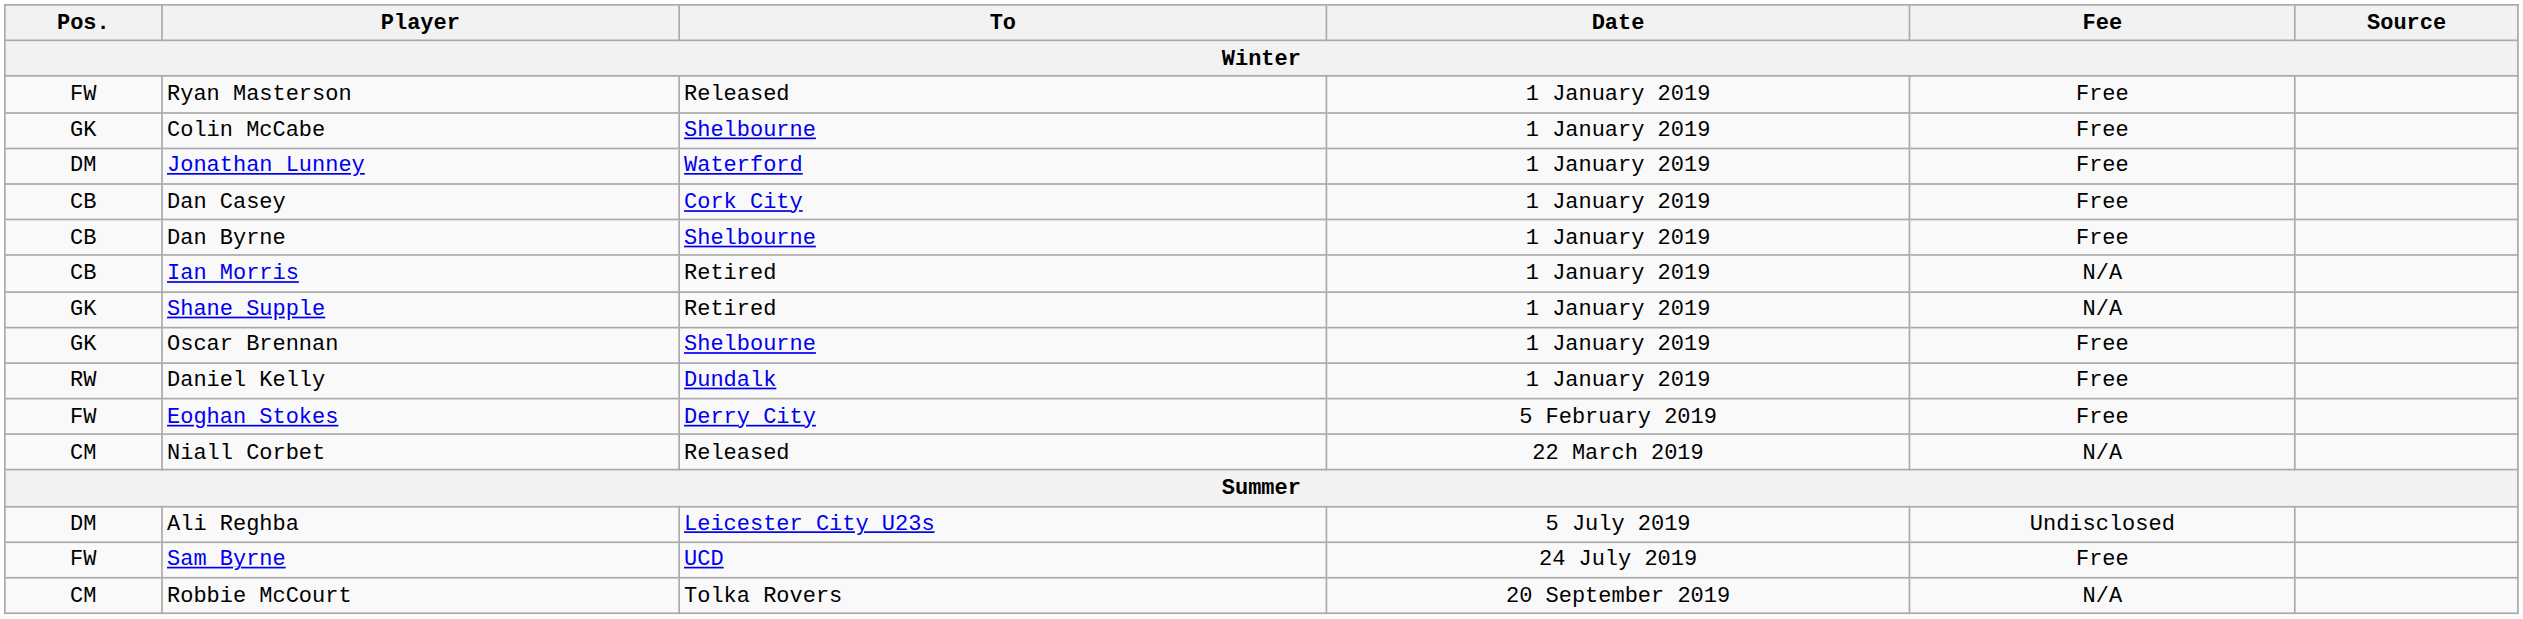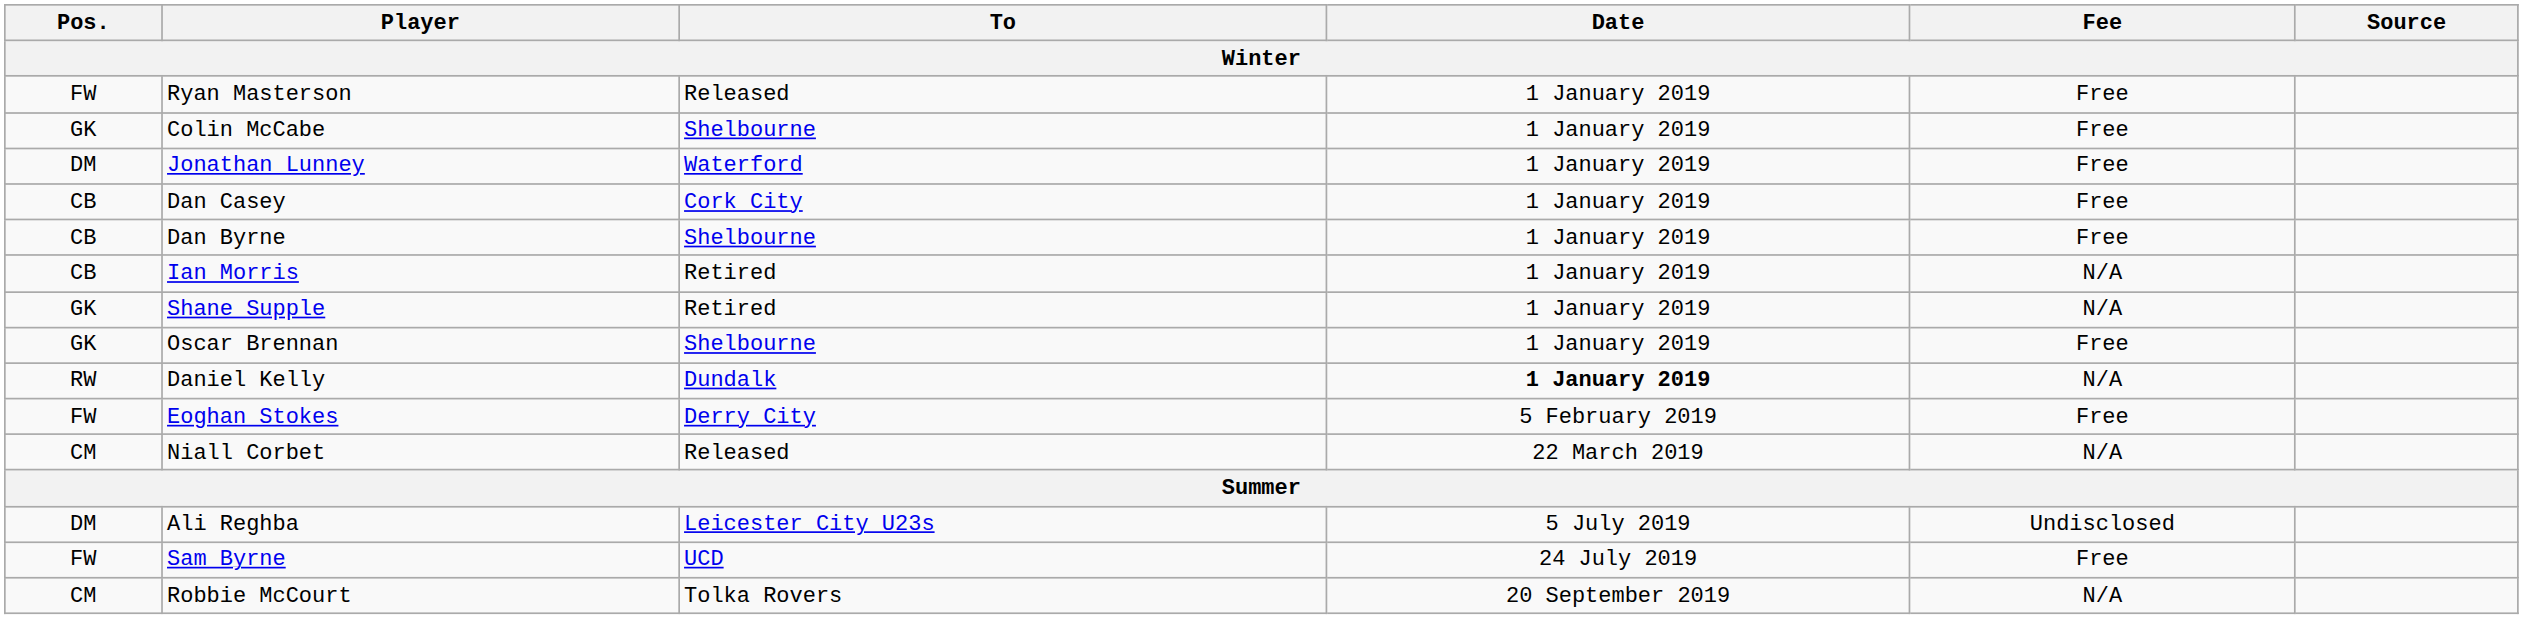(1618, 381) normal -> (1618, 381) bold
(2102, 381) Free -> (2102, 381) N/A
